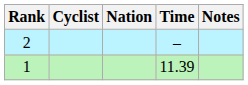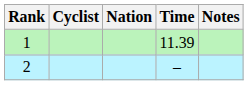rows swapped: (27, 67) <-> (27, 42)
